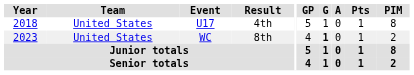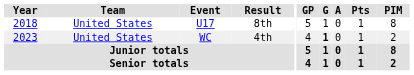(263, 24) 4th -> (263, 24) 8th
(263, 37) 8th -> (263, 37) 4th
